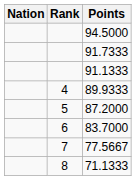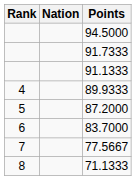columns swapped: (65, 14) <-> (26, 14)
